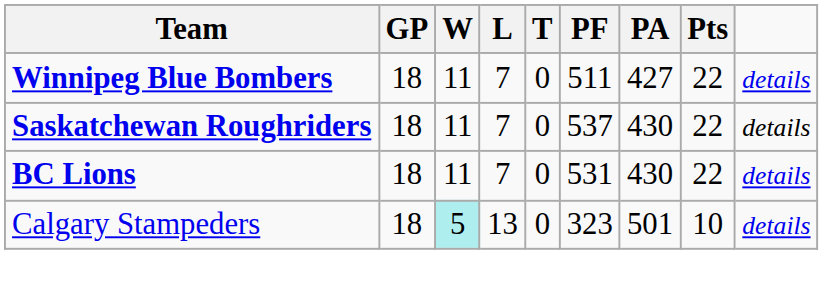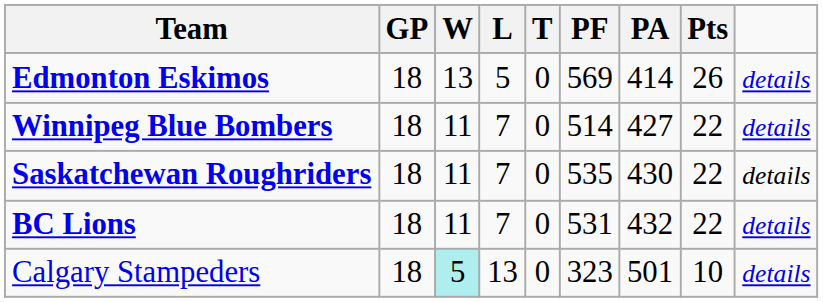+ row: (141, 77)
(590, 77) 511 -> (590, 126) 514
(590, 126) 537 -> (590, 175) 535
(650, 175) 430 -> (650, 223) 432
